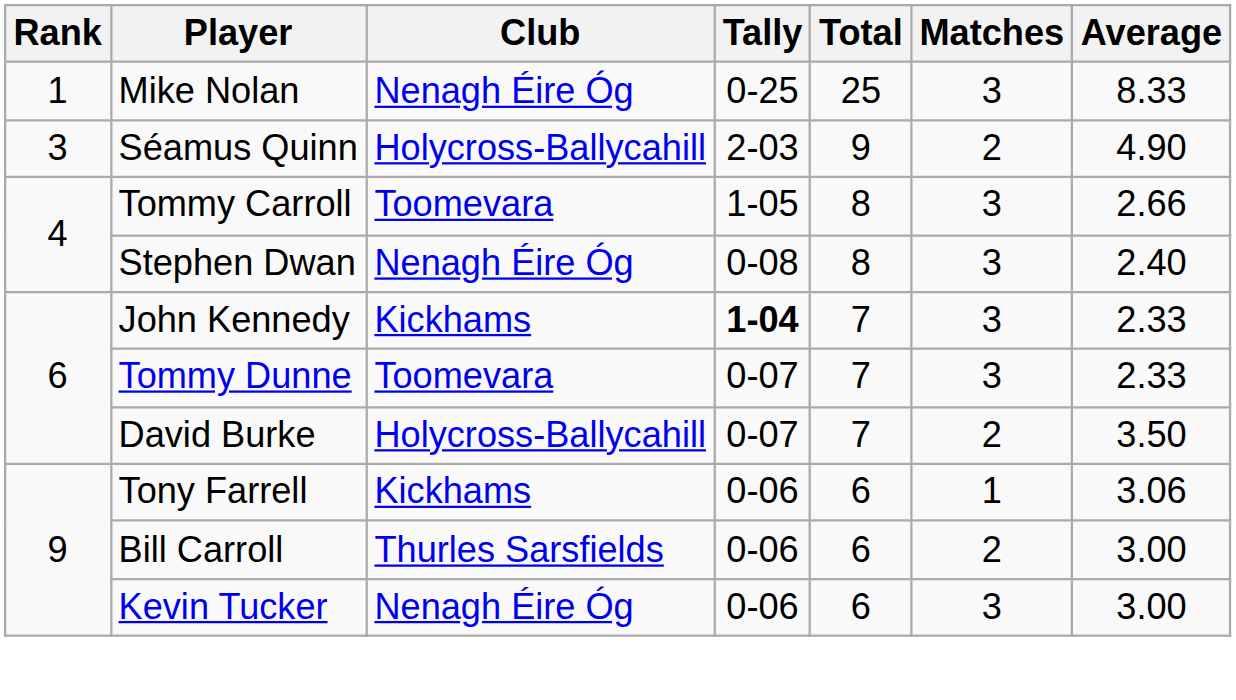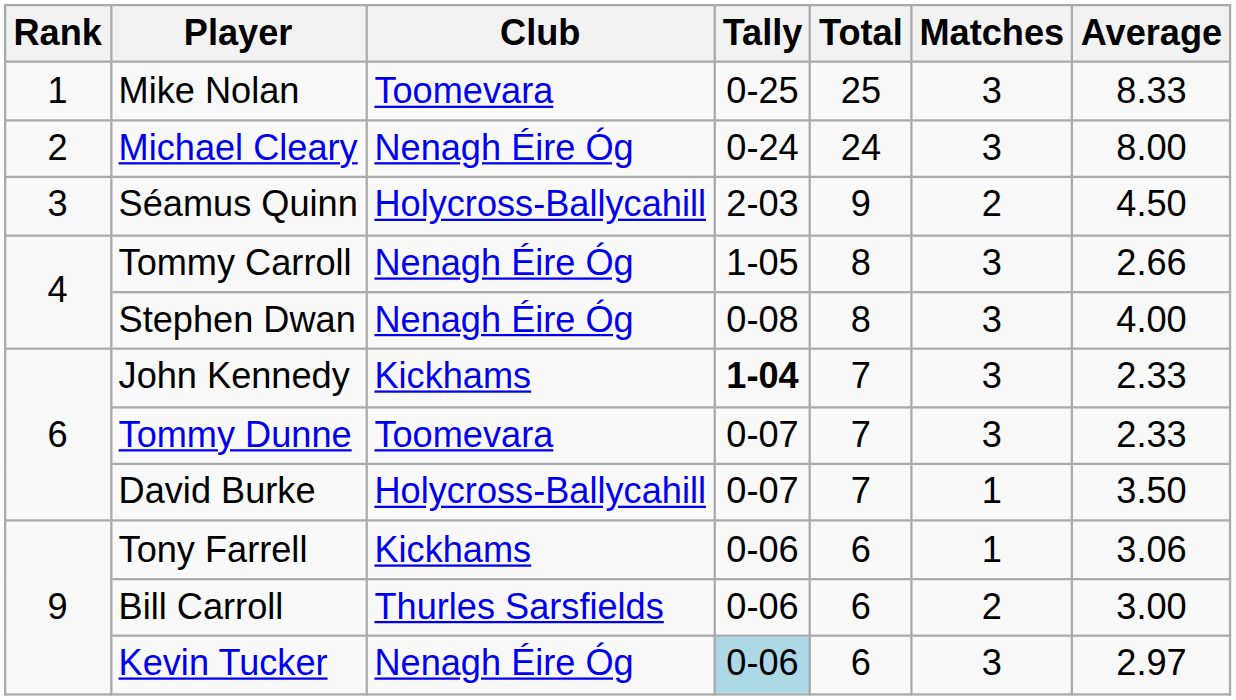(504, 90) Nenagh Éire Óg -> (464, 90) Toomevara
+ row: (238, 147)
(1151, 147) 4.90 -> (1151, 205) 4.50
(464, 205) Toomevara -> (504, 262) Nenagh Éire Óg
(1151, 262) 2.40 -> (1151, 319) 4.00
(992, 434) 2 -> (992, 491) 1
(763, 606) no background -> (763, 663) lightblue background
(1151, 606) 3.00 -> (1151, 663) 2.97
